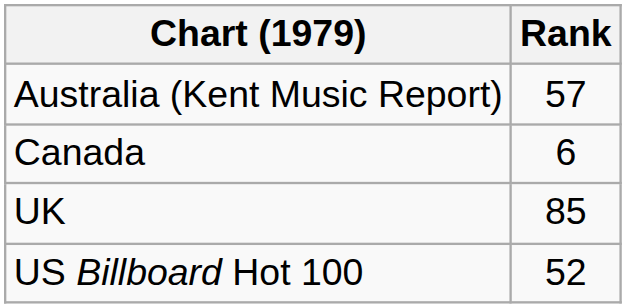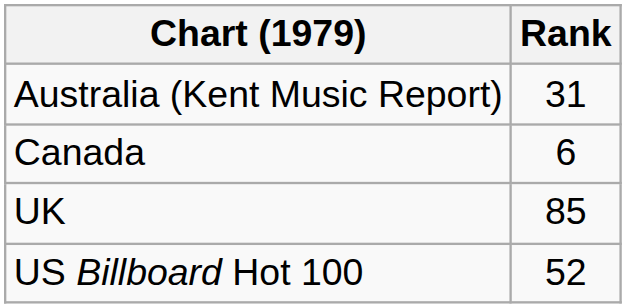(566, 93) 57 -> (566, 93) 31
